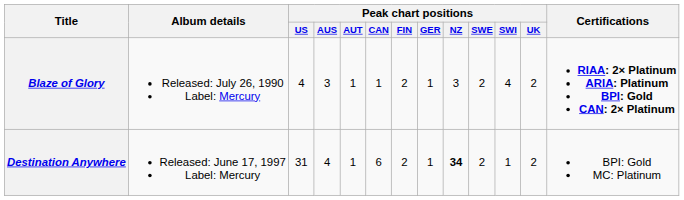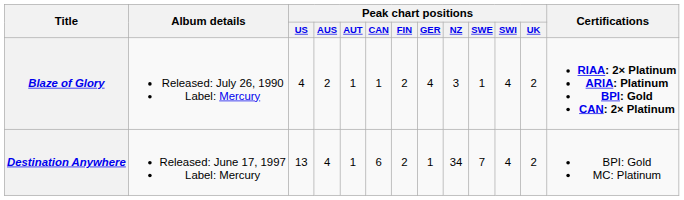(327, 83) 3 -> (327, 83) 2
(430, 83) 1 -> (430, 83) 4
(482, 83) 2 -> (482, 83) 1
(301, 162) 31 -> (301, 162) 13
(456, 162) bold -> (456, 162) normal
(482, 162) 2 -> (482, 162) 7
(508, 162) 1 -> (508, 162) 4
